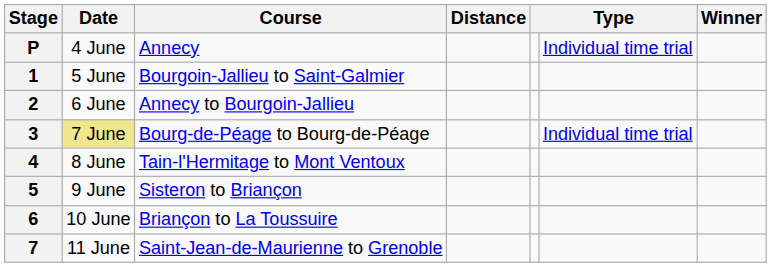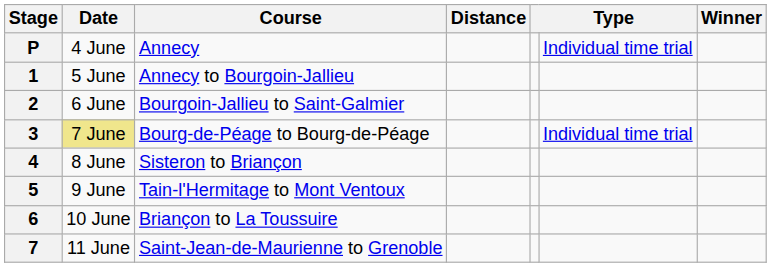(272, 76) Bourgoin-Jallieu to Saint-Galmier -> (247, 76) Annecy to Bourgoin-Jallieu
(247, 104) Annecy to Bourgoin-Jallieu -> (272, 104) Bourgoin-Jallieu to Saint-Galmier
(272, 162) Tain-l'Hermitage to Mont Ventoux -> (220, 162) Sisteron to Briançon
(220, 190) Sisteron to Briançon -> (272, 190) Tain-l'Hermitage to Mont Ventoux
